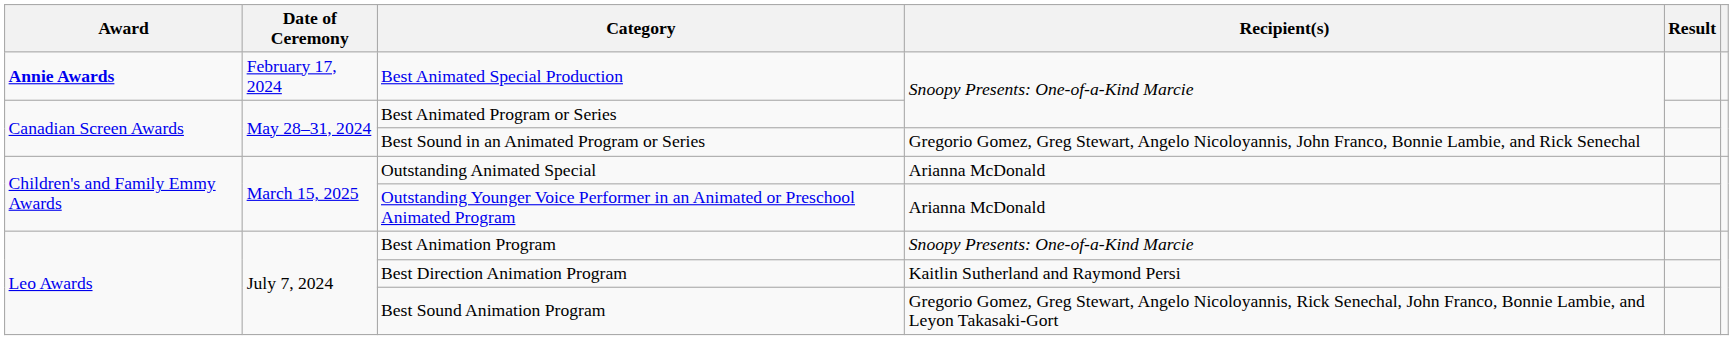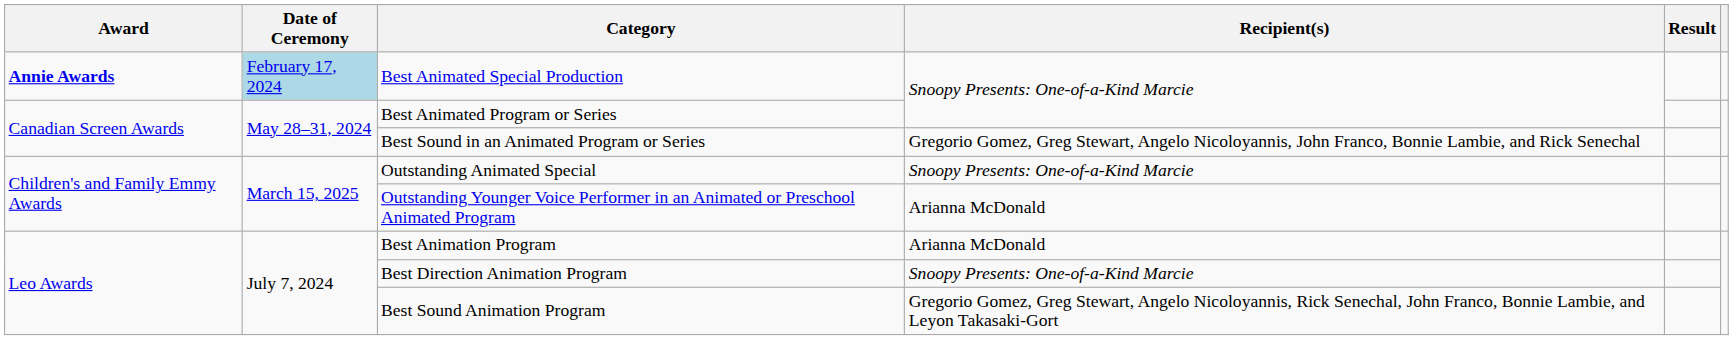(292, 76) no background -> (292, 76) lightblue background
(977, 169) Arianna McDonald -> (1051, 169) Snoopy Presents: One-of-a-Kind Marcie
(1051, 245) Snoopy Presents: One-of-a-Kind Marcie -> (977, 245) Arianna McDonald
(1045, 273) Kaitlin Sutherland and Raymond Persi -> (1051, 273) Snoopy Presents: One-of-a-Kind Marcie
